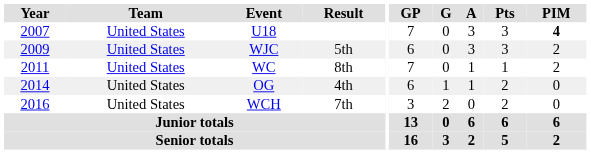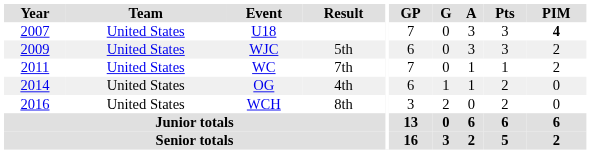(344, 67) 8th -> (344, 67) 7th
(344, 104) 7th -> (344, 104) 8th
